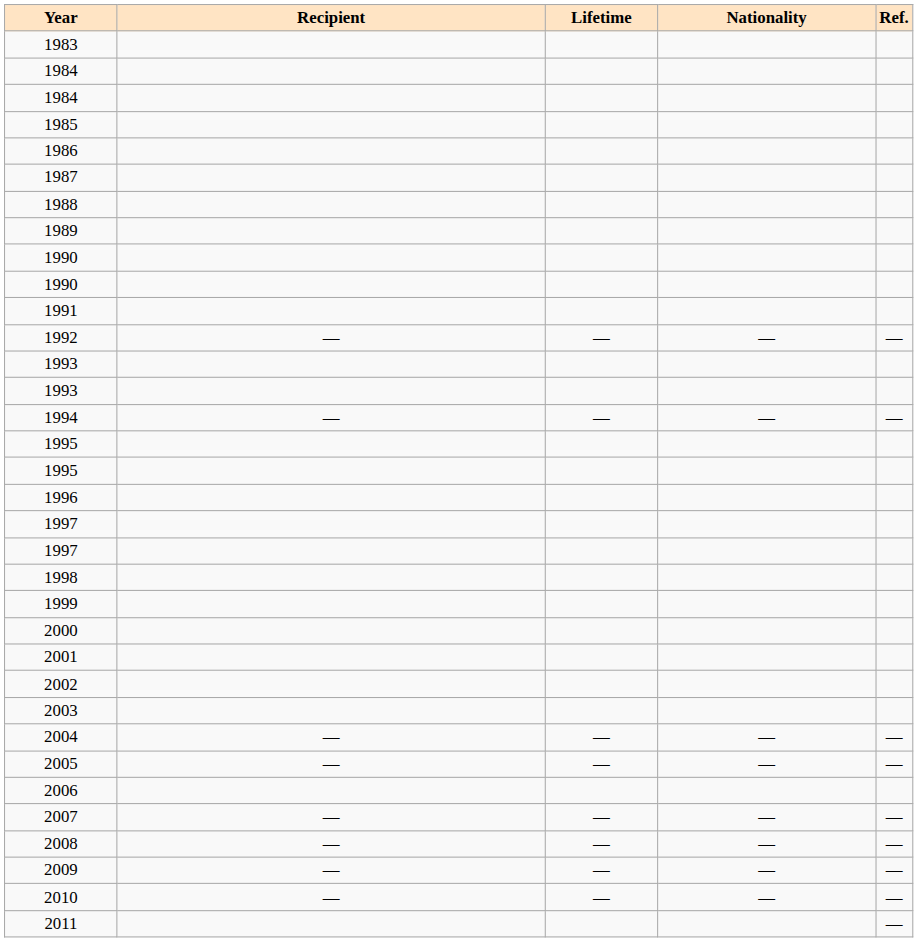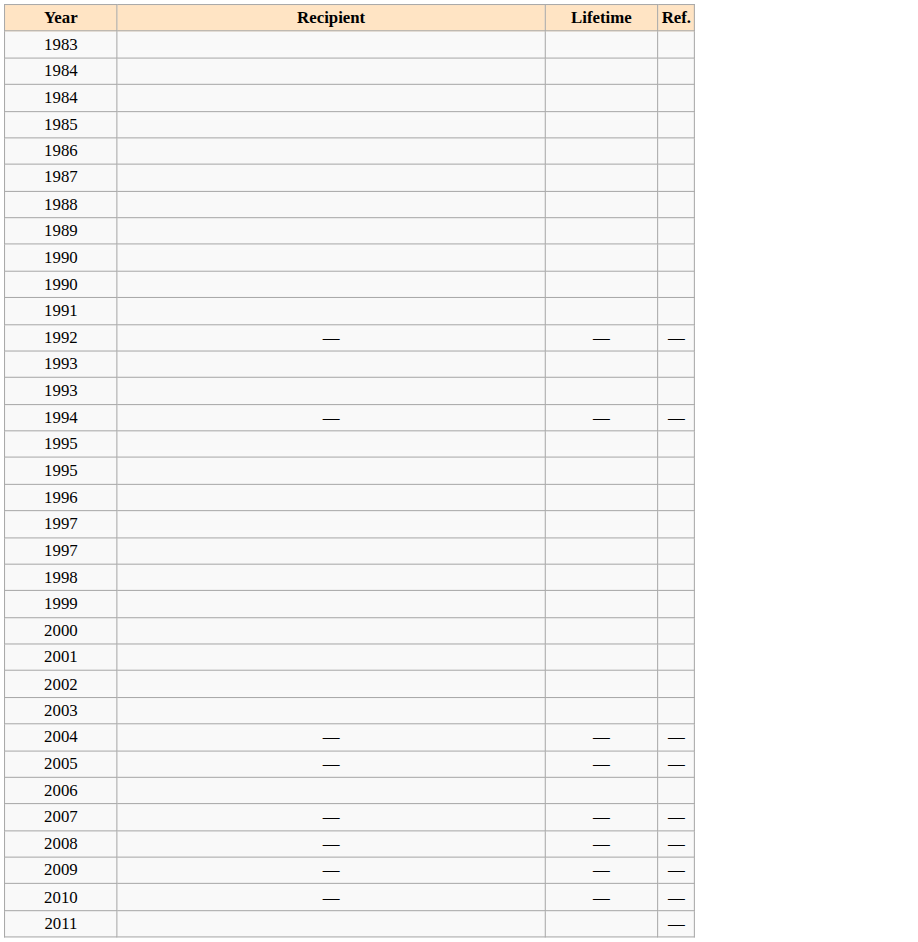- column: (767, 17)
